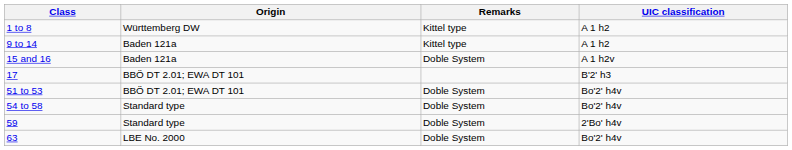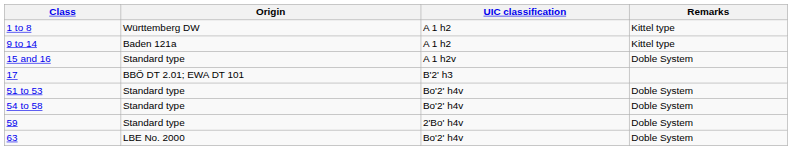columns swapped: (683, 12) <-> (500, 12)
(150, 59) Baden 121a -> (154, 59) Standard type
(183, 91) BBÖ DT 2.01; EWA DT 101 -> (154, 91) Standard type
